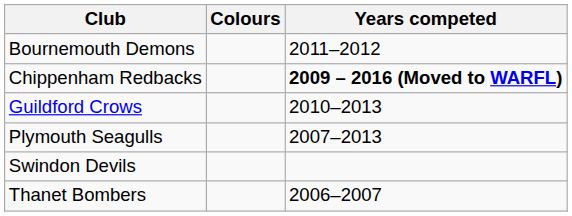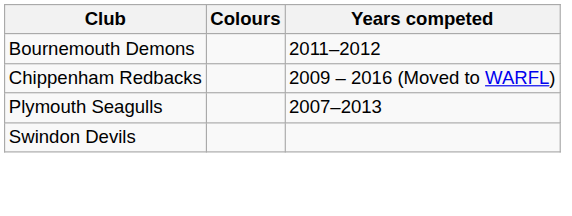(426, 78) bold -> (422, 78) normal
- row: (75, 107)
- row: (77, 195)
